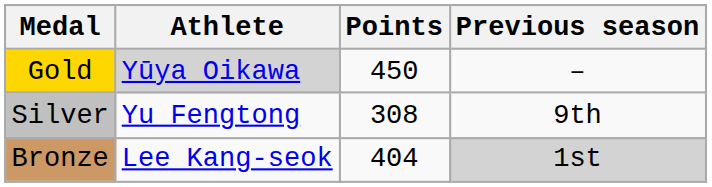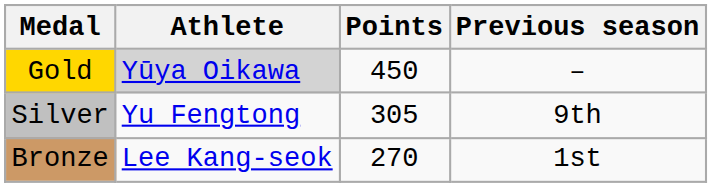(394, 115) 308 -> (394, 115) 305
(394, 159) 404 -> (394, 159) 270
(577, 159) lightgrey background -> (577, 159) no background
